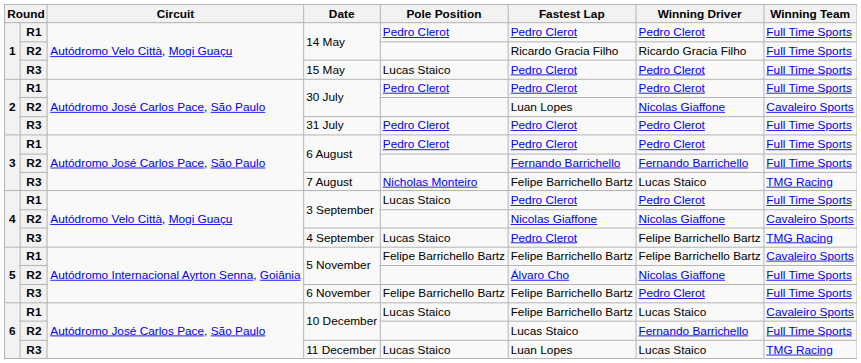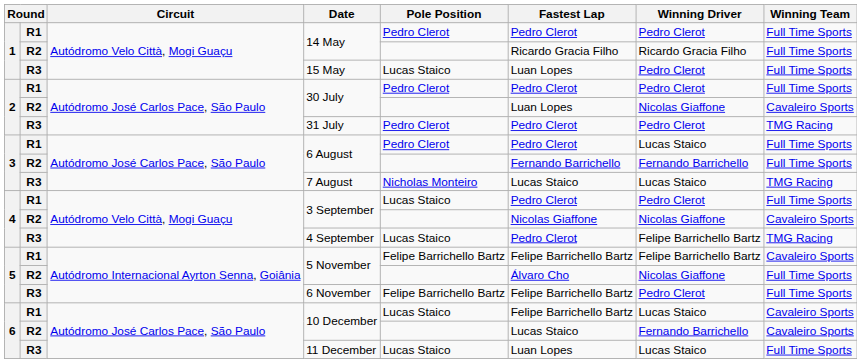(544, 69) Pedro Clerot -> (542, 69) Luan Lopes
(809, 125) Full Time Sports -> (800, 125) TMG Racing
(672, 144) Pedro Clerot -> (672, 144) Lucas Staico
(572, 181) Felipe Barrichello Bartz -> (545, 181) Lucas Staico
(809, 330) Full Time Sports -> (810, 330) Cavaleiro Sports
(800, 349) TMG Racing -> (809, 349) Full Time Sports
